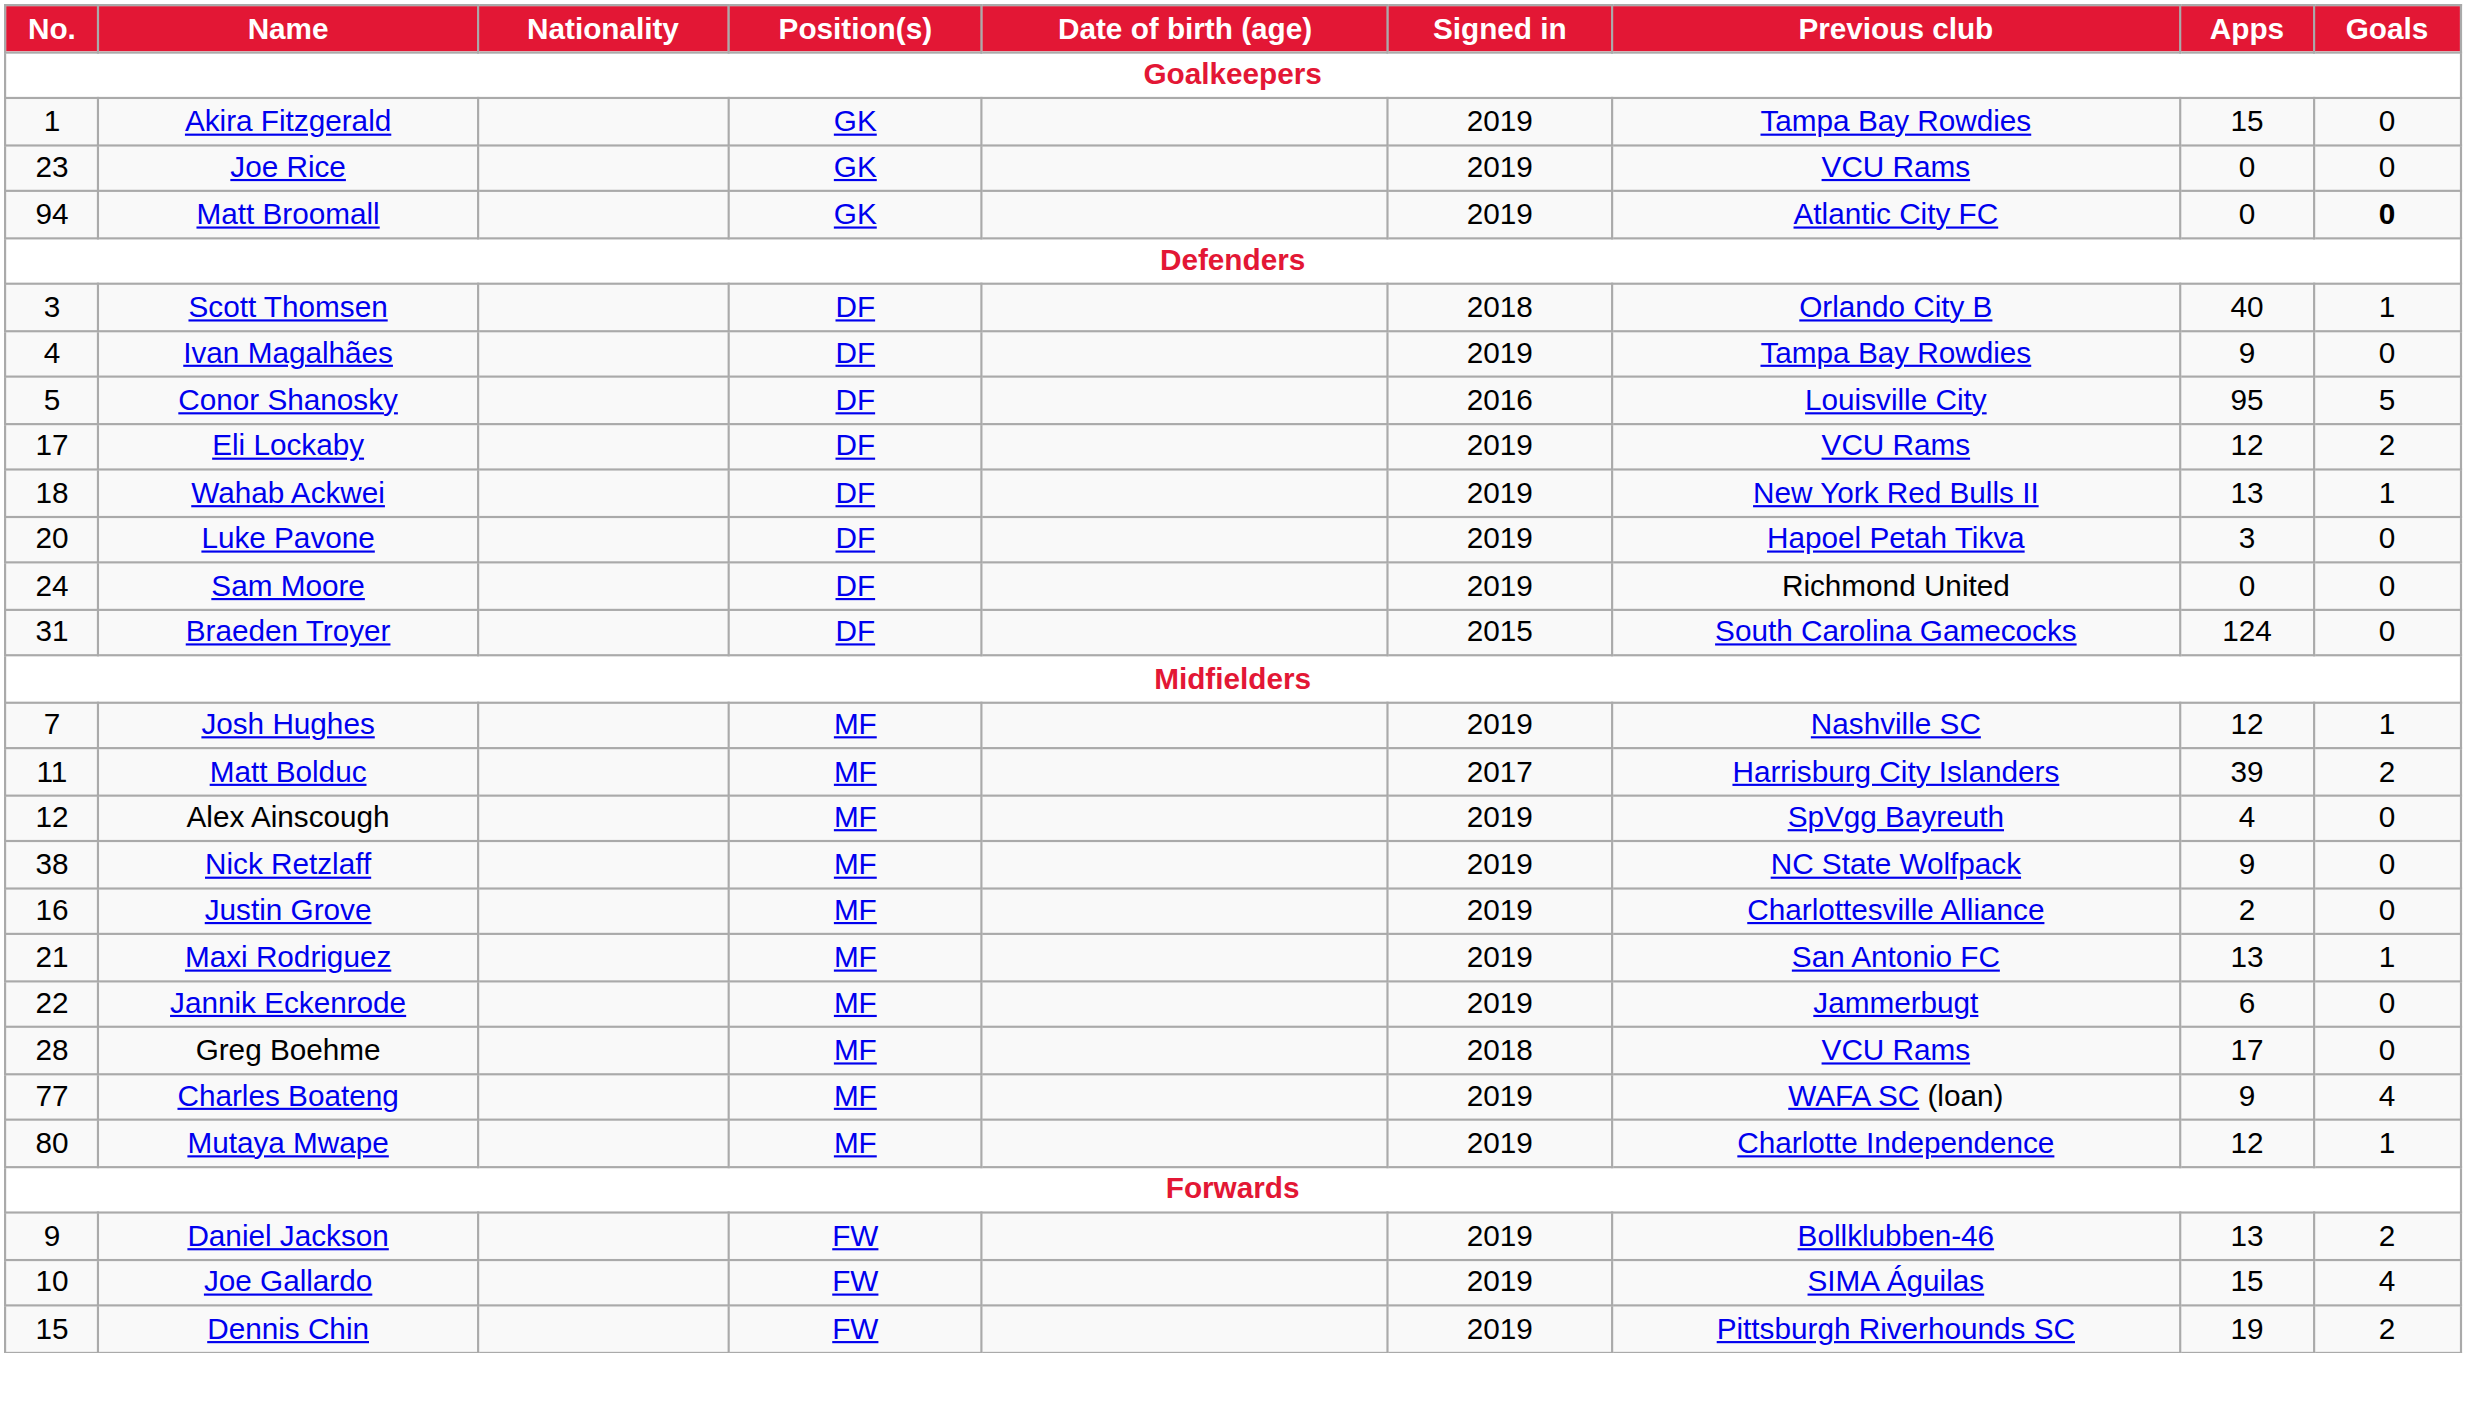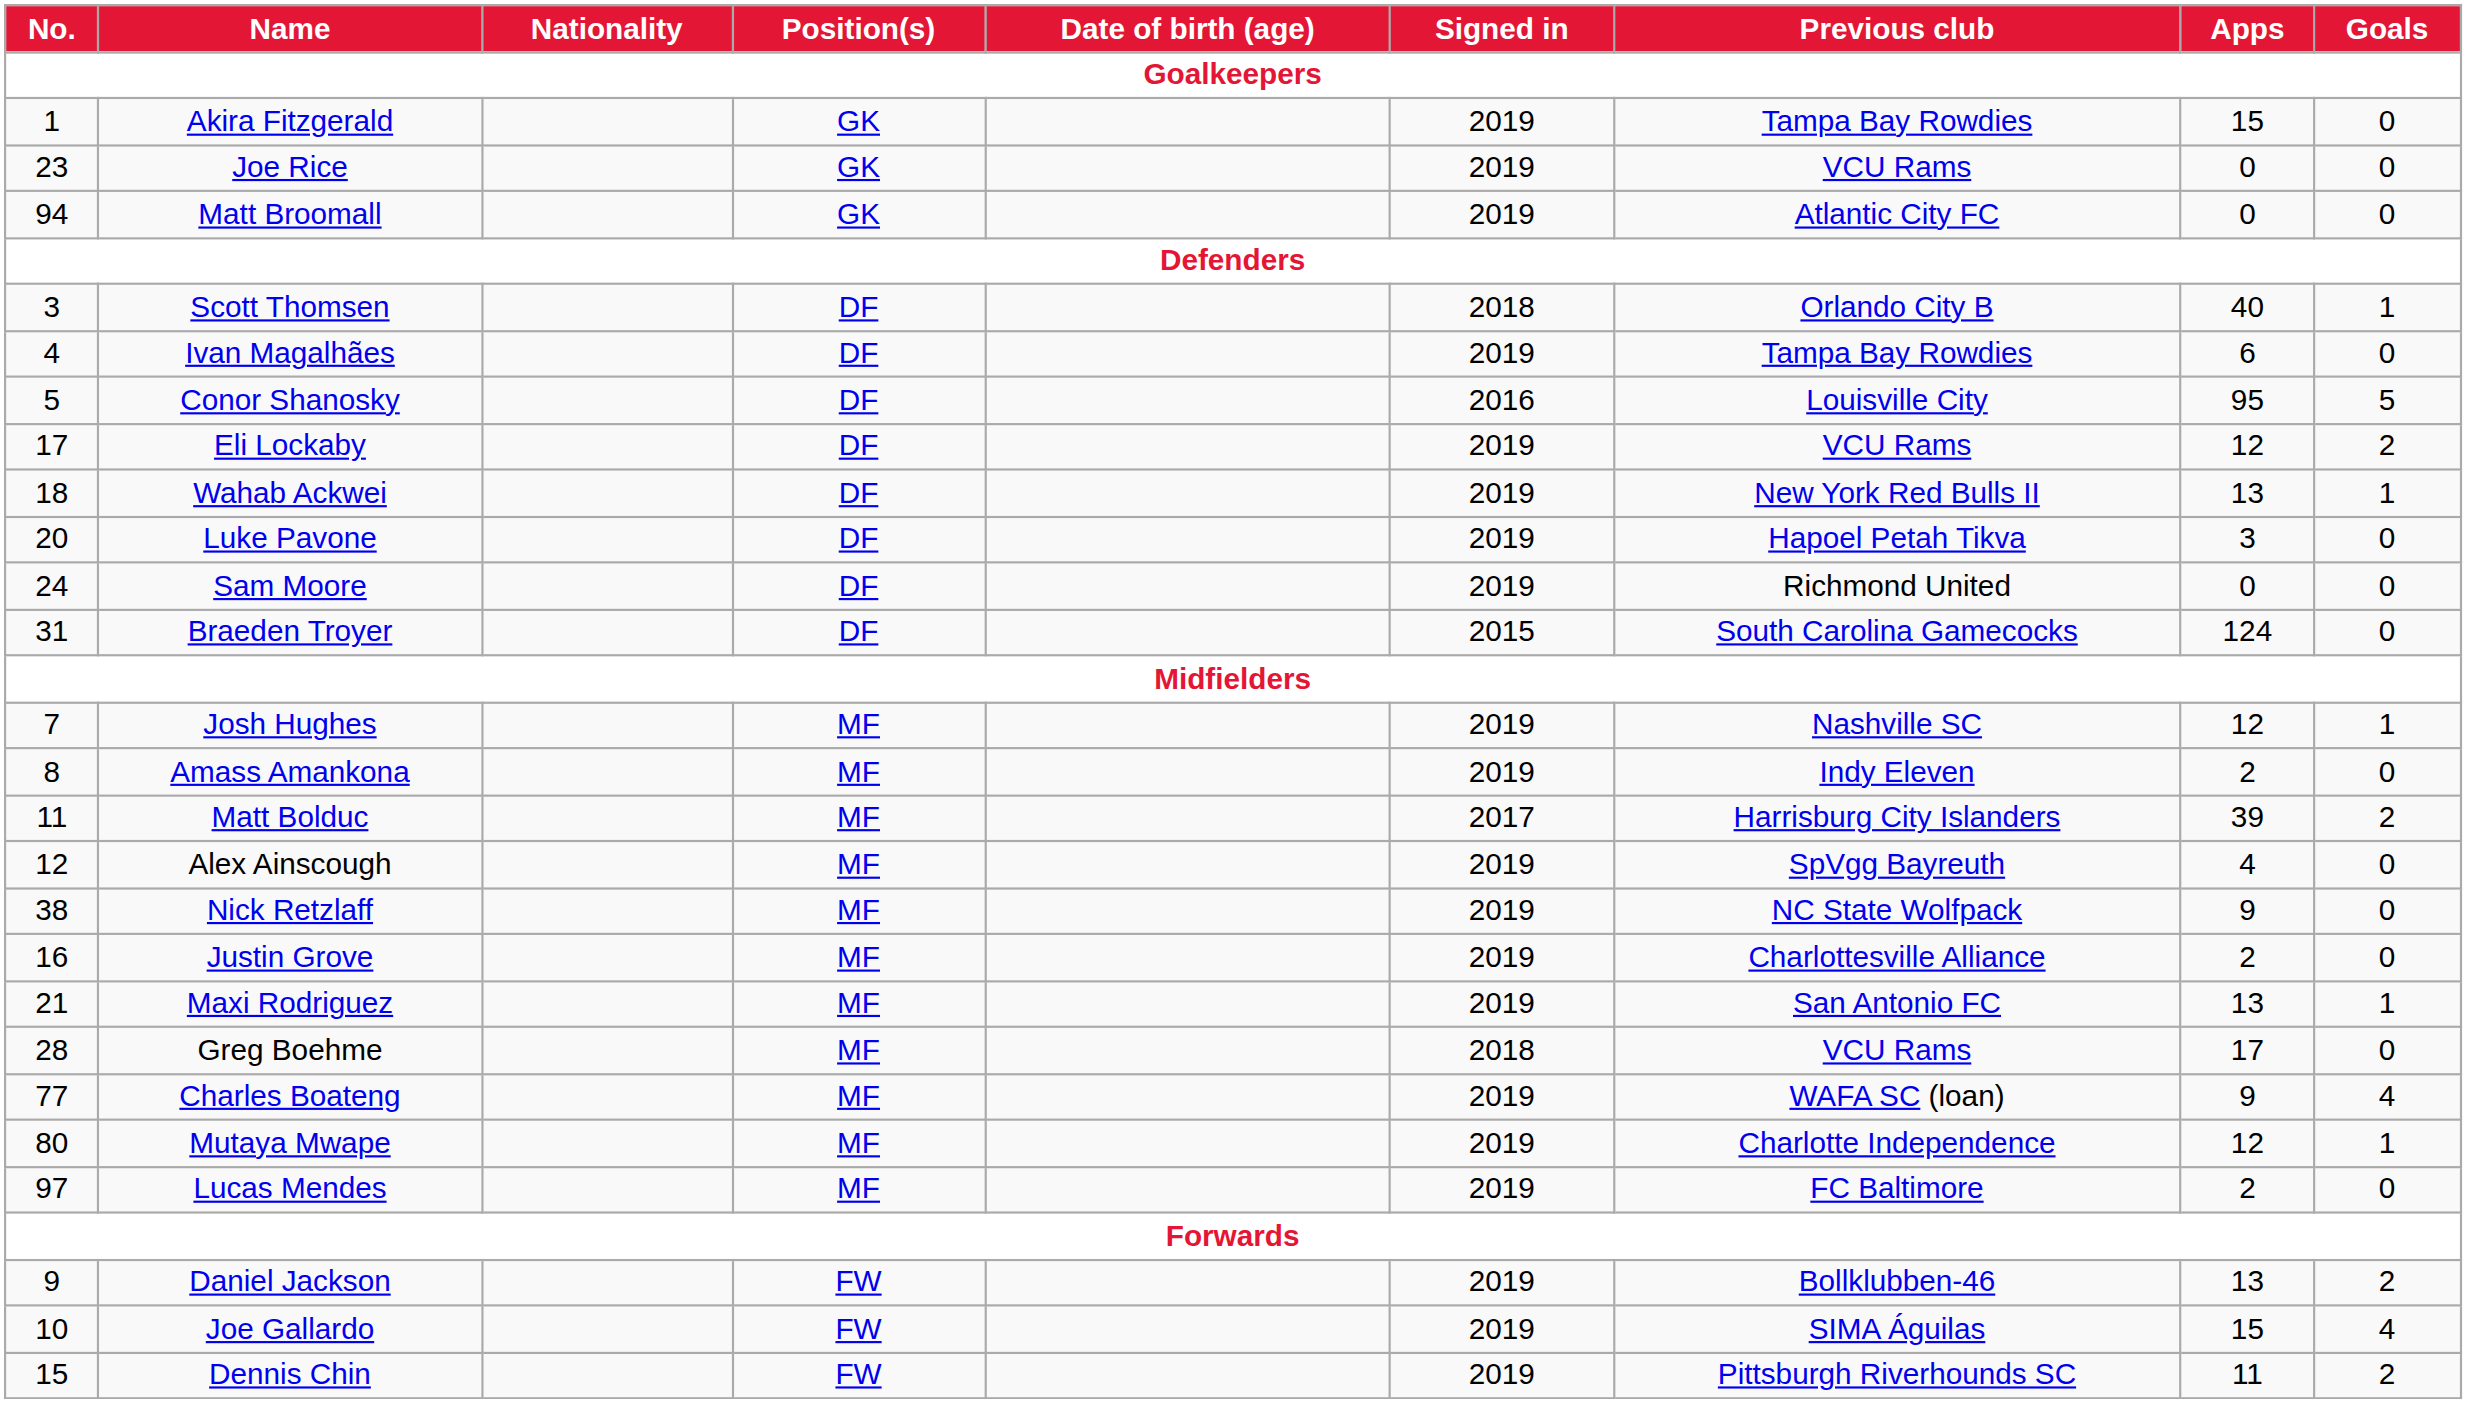(2387, 214) bold -> (2387, 214) normal
(2247, 353) 9 -> (2247, 353) 6
+ row: (290, 771)
- row: (288, 1003)
+ row: (290, 1189)
(2247, 1328) 19 -> (2247, 1375) 11
